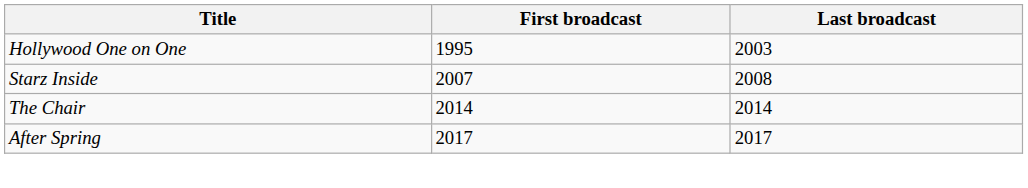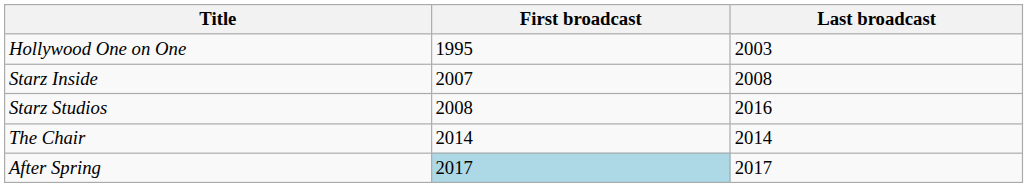+ row: (58, 108)
(454, 138) no background -> (454, 167) lightblue background
